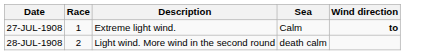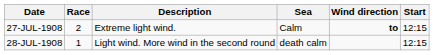+ column: (415, 12)
(78, 28) 1 -> (78, 28) 2
(78, 43) 2 -> (78, 43) 1
